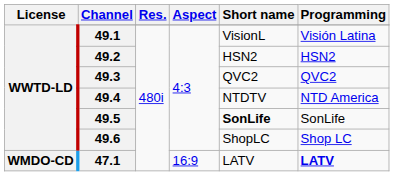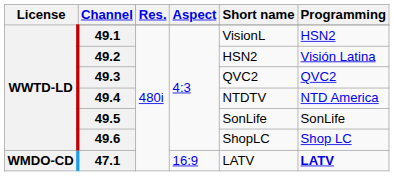(338, 35) Visión Latina -> (318, 35) HSN2
(318, 56) HSN2 -> (338, 56) Visión Latina
(246, 118) bold -> (245, 118) normal
